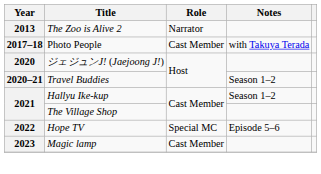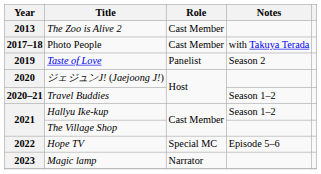(186, 28) Narrator -> (196, 28) Cast Member
+ row: (74, 61)
(196, 144) Cast Member -> (186, 160) Narrator
